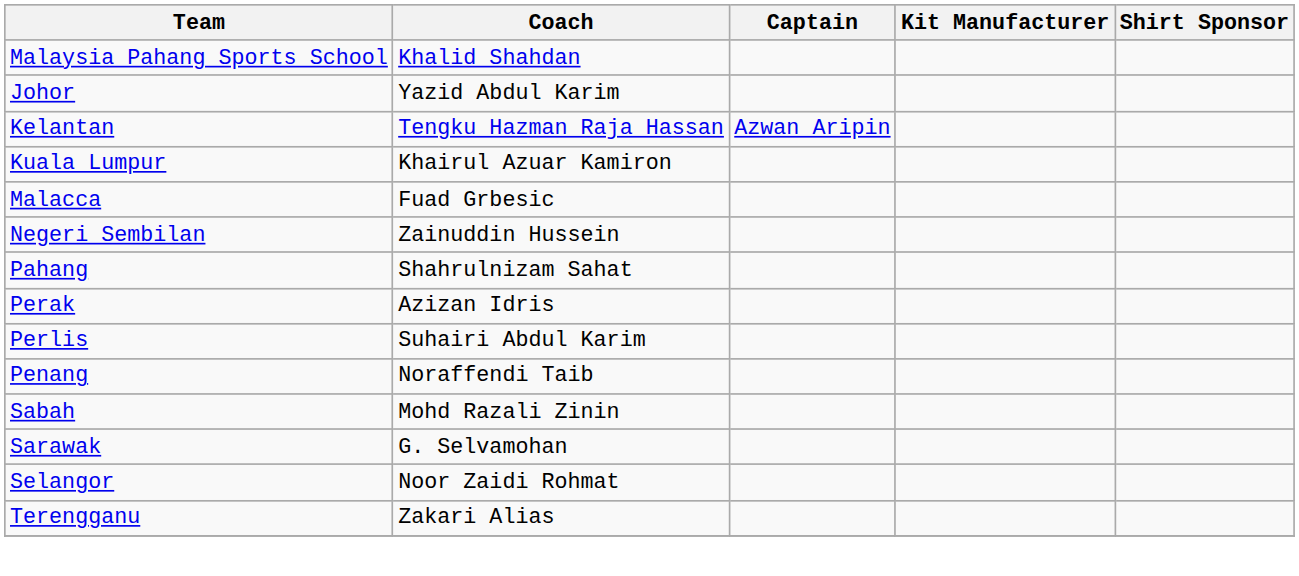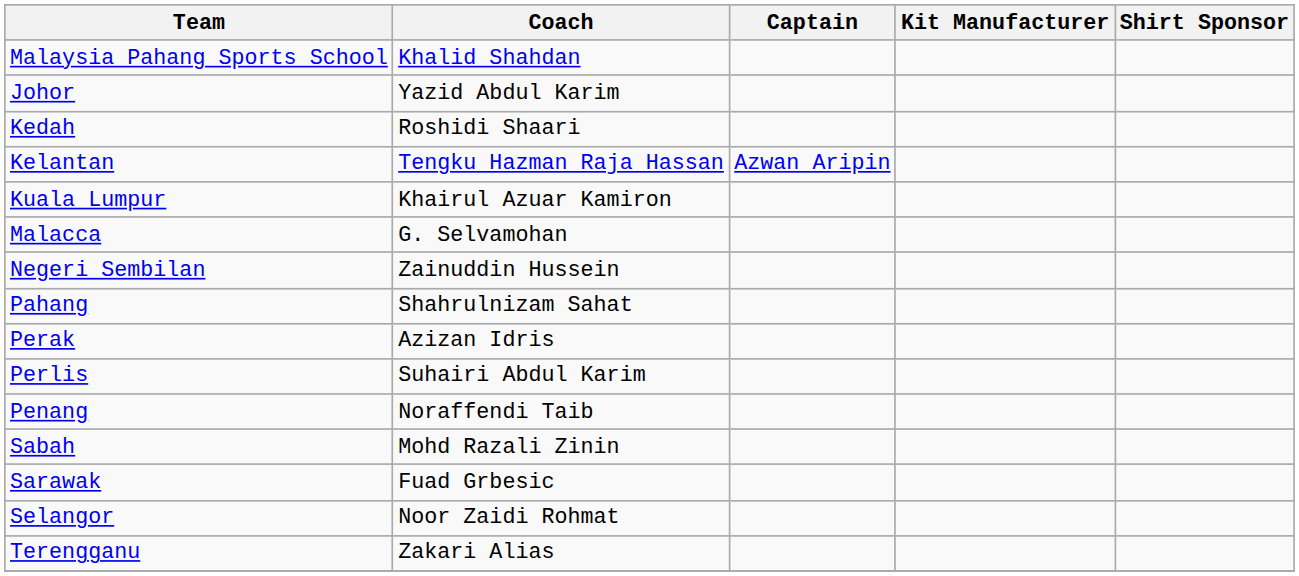+ row: (43, 129)
(476, 199) Fuad Grbesic -> (483, 235) G. Selvamohan
(483, 447) G. Selvamohan -> (476, 483) Fuad Grbesic
